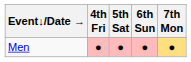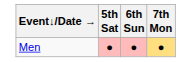- column: (98, 21)
